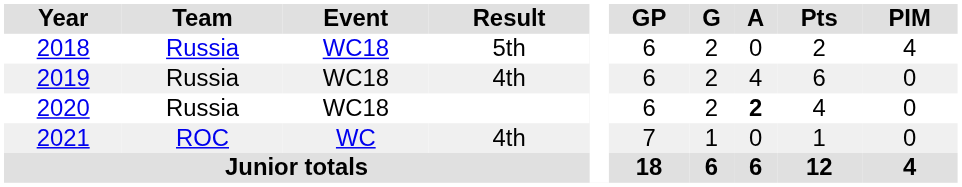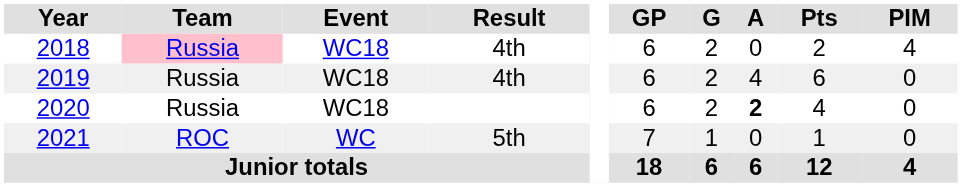(203, 48) no background -> (203, 48) pink background
(509, 48) 5th -> (509, 48) 4th
(509, 137) 4th -> (509, 137) 5th
